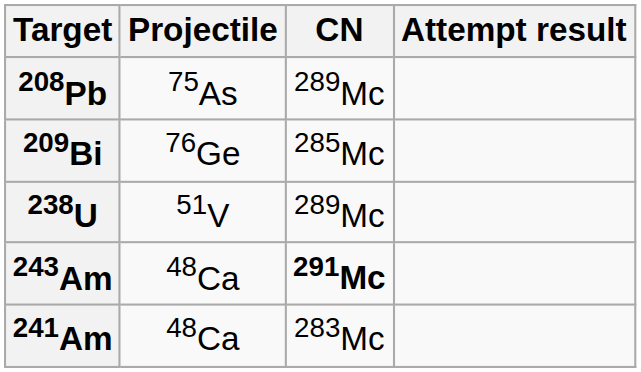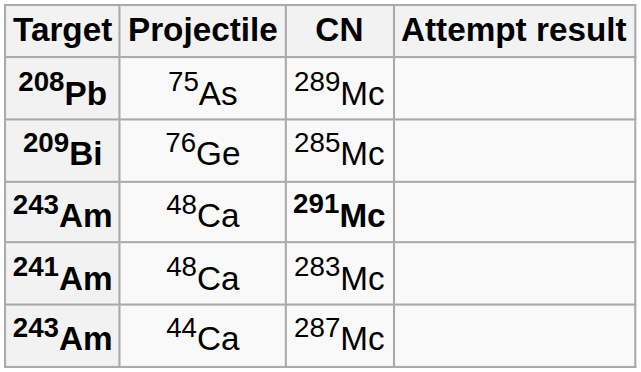- row: (63, 211)
+ row: (63, 335)
